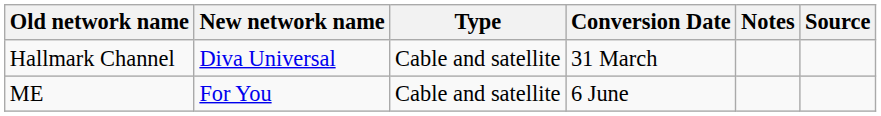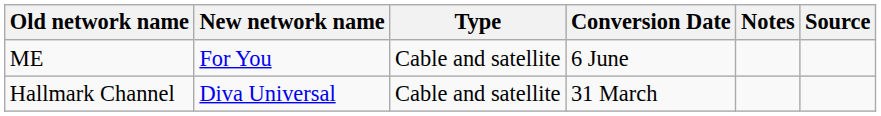rows swapped: (92, 57) <-> (27, 93)
